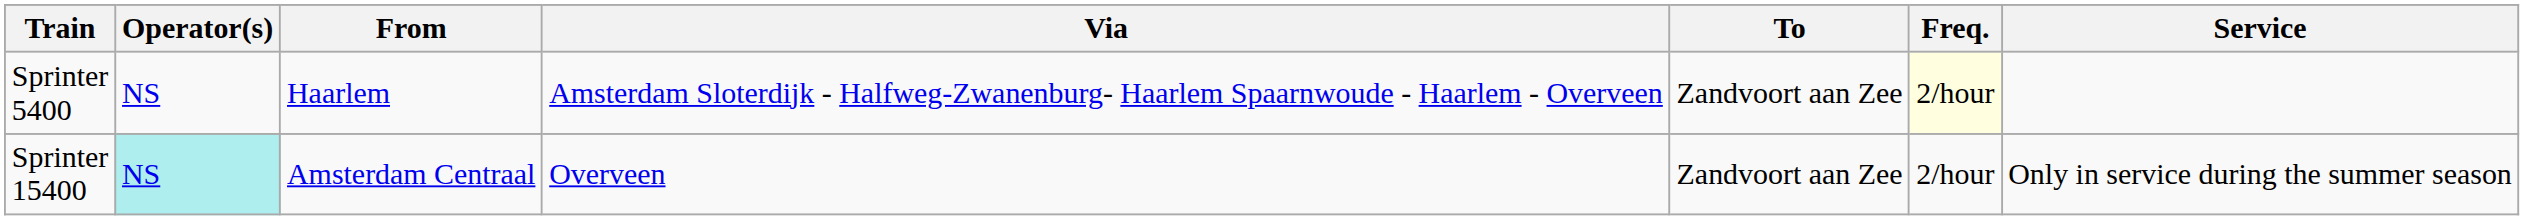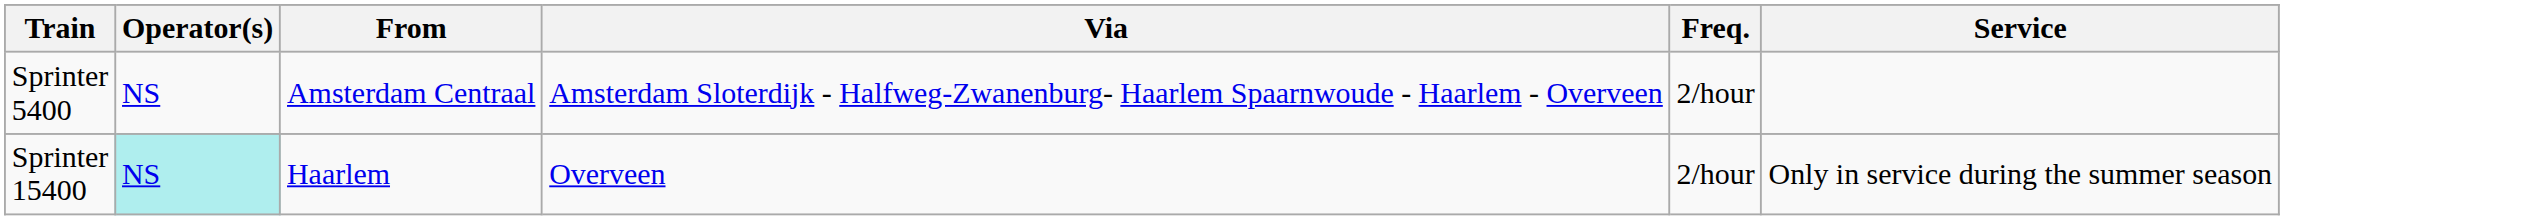- column: (1790, 28)
(339, 92) Haarlem -> (411, 92) Amsterdam Centraal
(1955, 92) lightyellow background -> (1716, 92) no background
(411, 173) Amsterdam Centraal -> (339, 173) Haarlem
